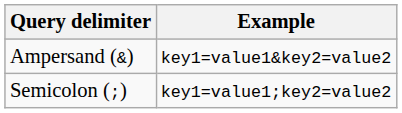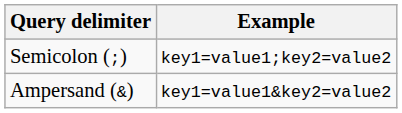rows swapped: (72, 56) <-> (68, 90)
